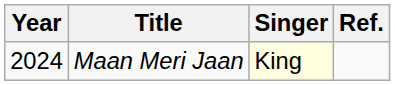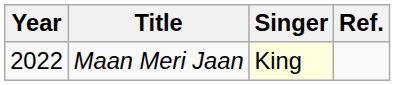(37, 60) 2024 -> (37, 60) 2022
